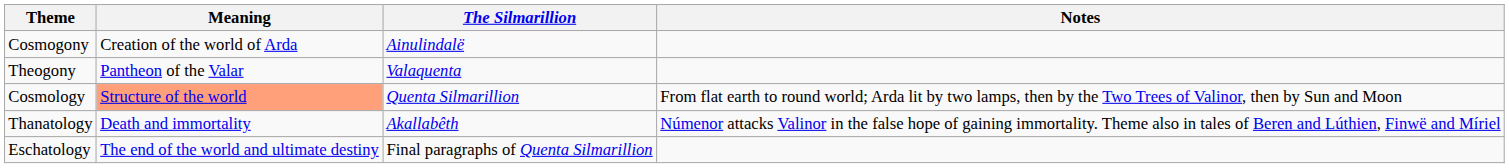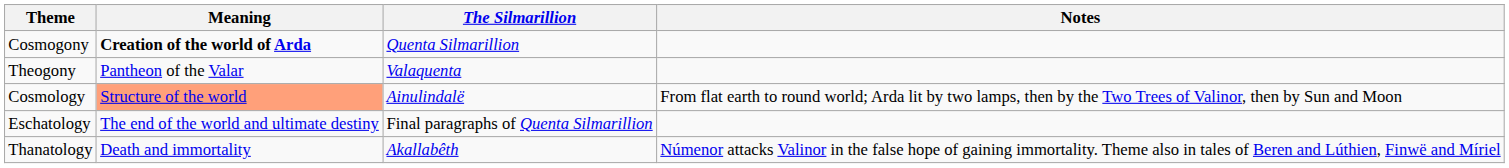(199, 44) normal -> (206, 44) bold
(425, 44) Ainulindalë -> (453, 44) Quenta Silmarillion
(453, 96) Quenta Silmarillion -> (425, 96) Ainulindalë
rows swapped: (50, 123) <-> (49, 149)
